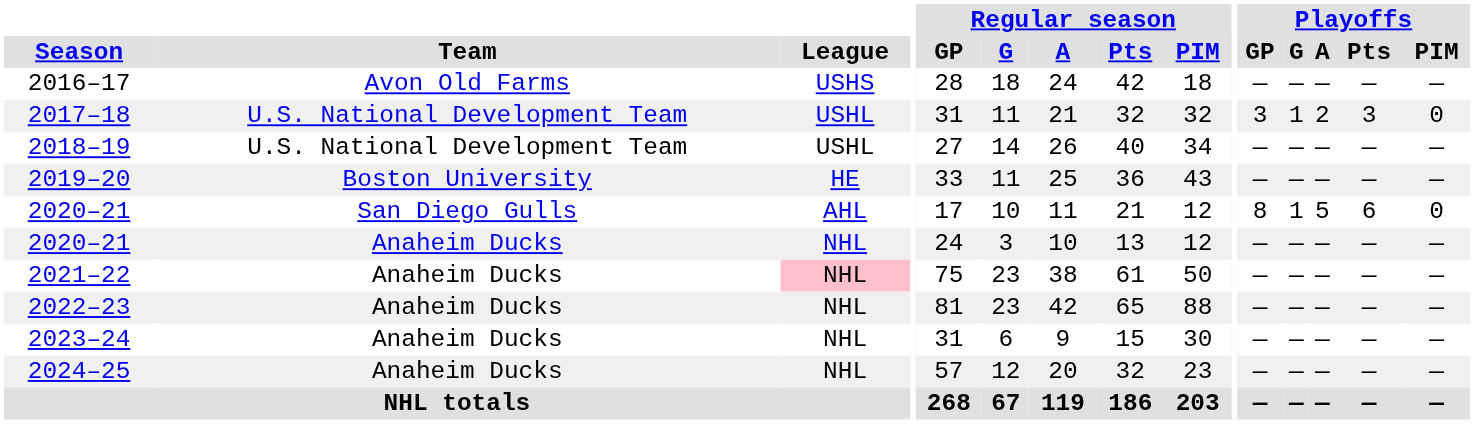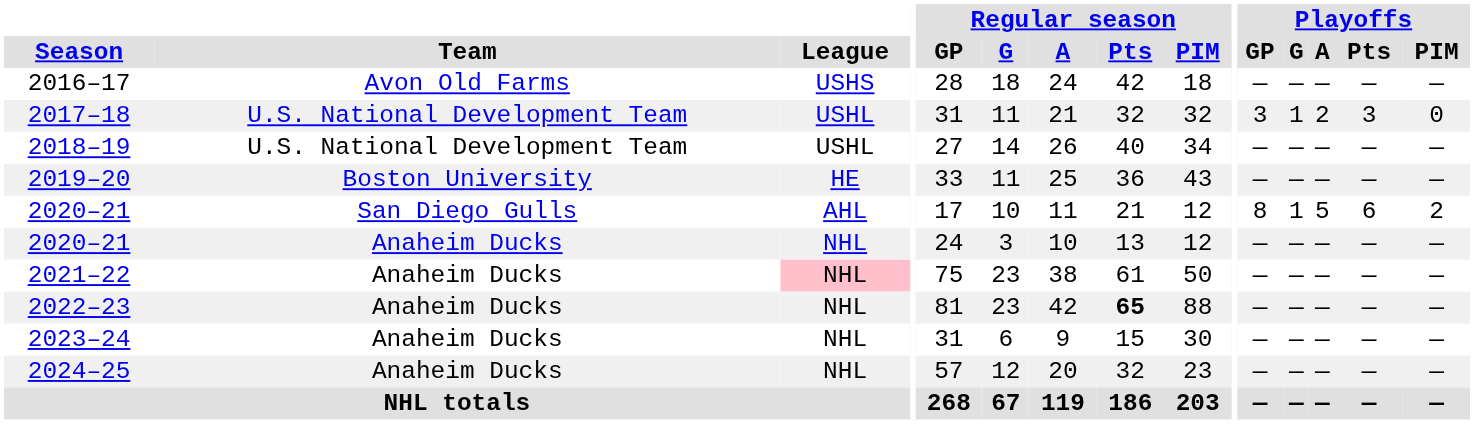(1437, 212) 0 -> (1437, 212) 2
(1130, 308) normal -> (1130, 308) bold
